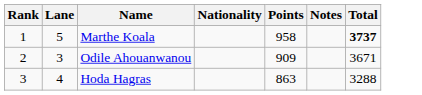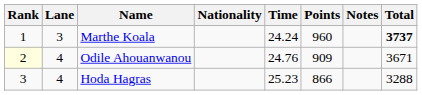+ column: (283, 15)
(60, 36) 5 -> (60, 36) 3
(286, 36) 958 -> (322, 36) 960
(23, 57) no background -> (23, 57) lightyellow background
(60, 57) 3 -> (60, 57) 4
(286, 79) 863 -> (322, 79) 866
